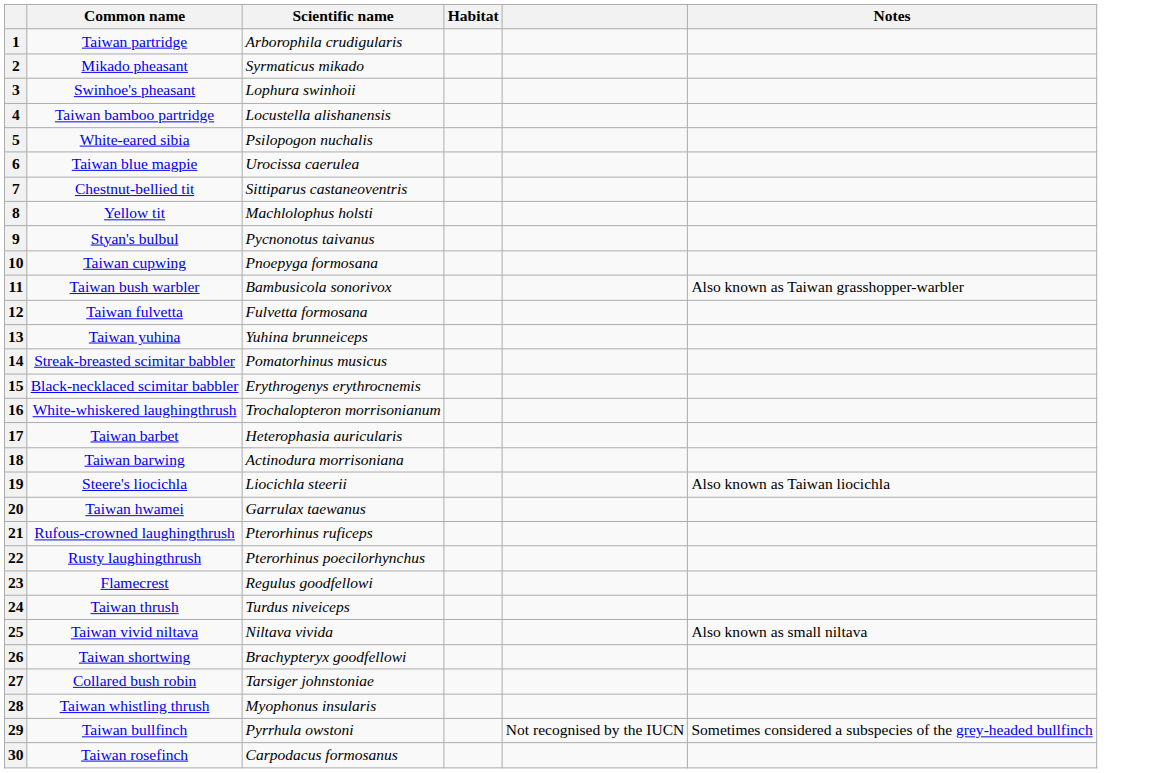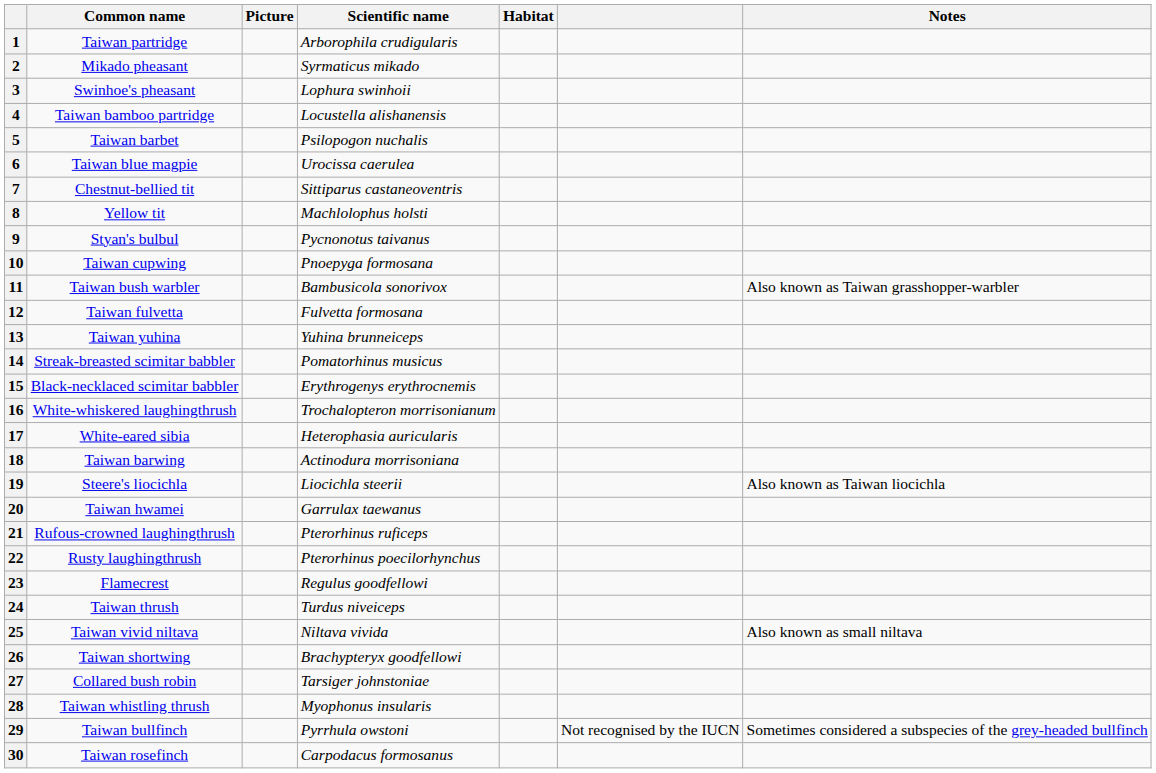+ column: (270, 16)
(135, 139) White-eared sibia -> (135, 139) Taiwan barbet
(135, 435) Taiwan barbet -> (135, 435) White-eared sibia
